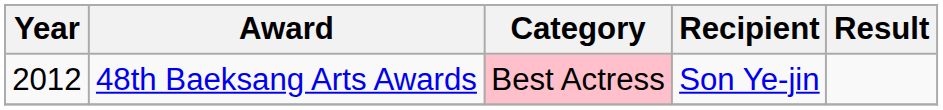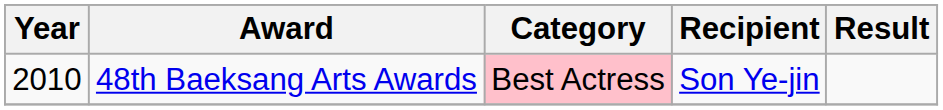(47, 78) 2012 -> (47, 78) 2010
